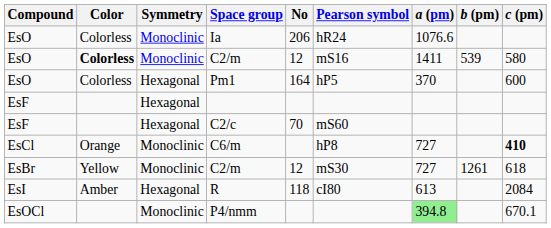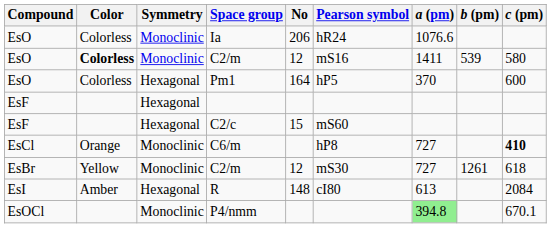(296, 124) 70 -> (296, 124) 15
(299, 189) 118 -> (300, 189) 148
